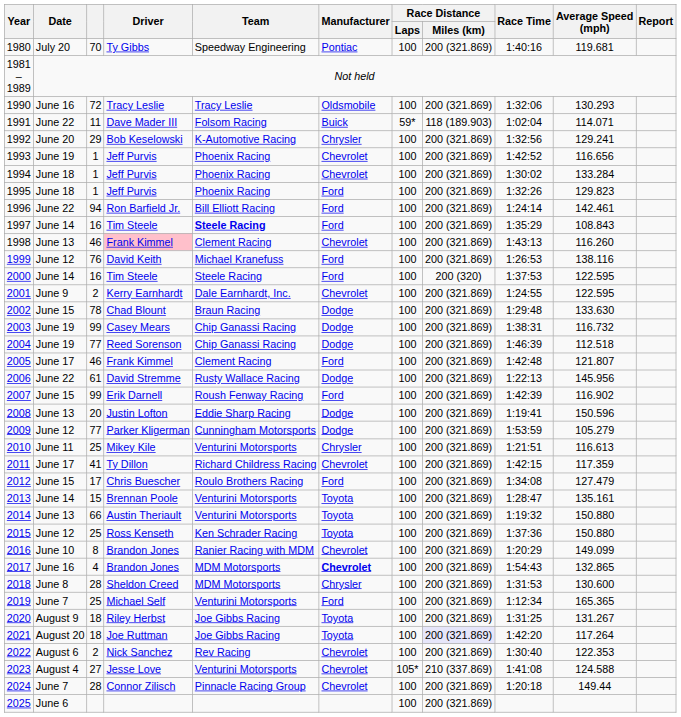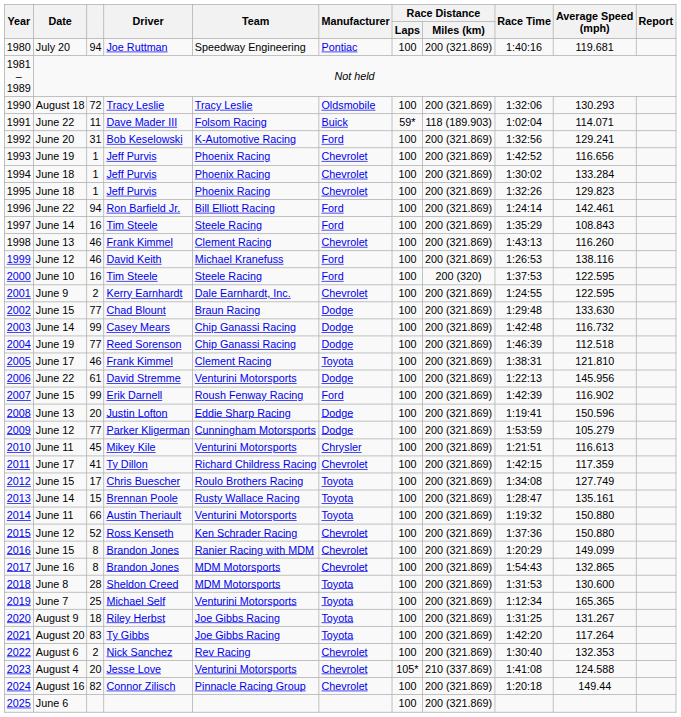(95, 47) 70 -> (95, 47) 94
(128, 47) Ty Gibbs -> (137, 47) Joe Ruttman
(55, 106) June 16 -> (60, 106) August 18
(95, 140) 29 -> (95, 140) 31
(342, 140) Chrysler -> (333, 140) Ford
(333, 191) Ford -> (345, 191) Chevrolet
(230, 225) bold -> (228, 225) normal
(140, 242) pink background -> (140, 242) no background
(95, 259) 76 -> (95, 259) 46
(55, 276) June 14 -> (55, 276) June 10
(95, 311) 78 -> (95, 311) 77
(55, 328) June 19 -> (55, 328) June 14
(524, 328) 1:38:31 -> (524, 328) 1:42:48
(333, 362) Ford -> (337, 362) Toyota
(524, 362) 1:42:48 -> (524, 362) 1:38:31
(595, 362) 121.807 -> (595, 362) 121.810
(247, 379) Rusty Wallace Racing -> (246, 379) Venturini Motorsports
(95, 447) 25 -> (95, 447) 45
(333, 481) Ford -> (337, 481) Toyota
(595, 481) 127.479 -> (595, 481) 127.749
(246, 499) Venturini Motorsports -> (247, 499) Rusty Wallace Racing
(55, 516) June 13 -> (55, 516) June 11
(95, 533) 25 -> (95, 533) 52
(337, 533) Toyota -> (345, 533) Chevrolet
(55, 550) June 10 -> (55, 550) June 15
(95, 567) 4 -> (95, 567) 8
(346, 567) bold -> (345, 567) normal
(342, 584) Chrysler -> (337, 584) Toyota
(333, 601) Ford -> (337, 601) Toyota
(95, 635) 18 -> (95, 635) 83
(137, 635) Joe Ruttman -> (128, 635) Ty Gibbs
(459, 635) lavender background -> (459, 635) no background
(595, 652) 122.353 -> (595, 652) 132.353
(95, 669) 27 -> (95, 669) 20
(52, 686) June 7 -> (60, 686) August 16
(95, 686) 28 -> (95, 686) 82
